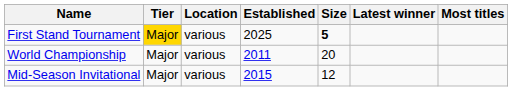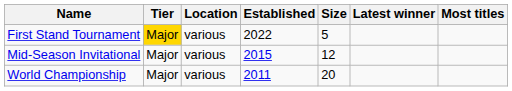(258, 34) 2025 -> (258, 34) 2022
(325, 34) bold -> (325, 34) normal
rows swapped: (74, 75) <-> (67, 55)
